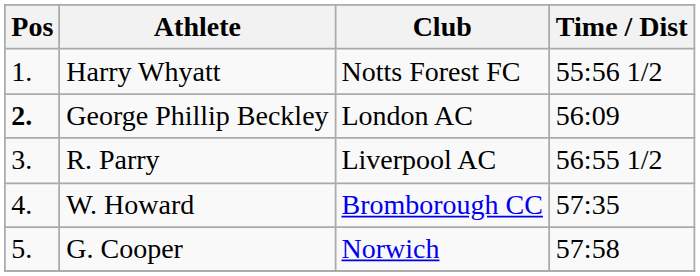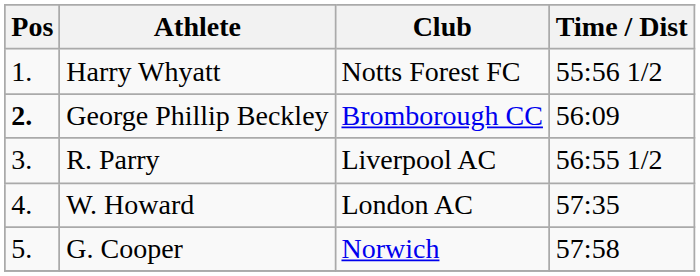(407, 115) London AC -> (442, 115) Bromborough CC
(442, 204) Bromborough CC -> (407, 204) London AC
